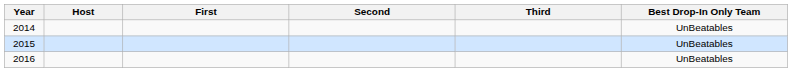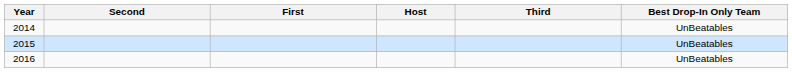columns swapped: (83, 12) <-> (372, 12)
